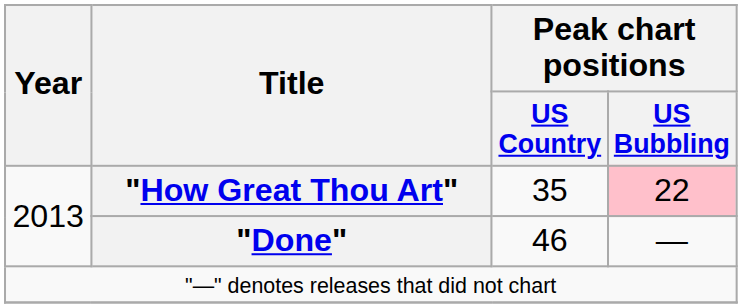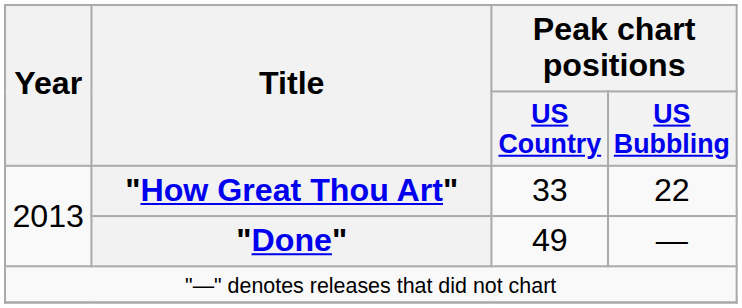(550, 190) 35 -> (550, 190) 33
(672, 190) pink background -> (672, 190) no background
(550, 241) 46 -> (550, 241) 49
